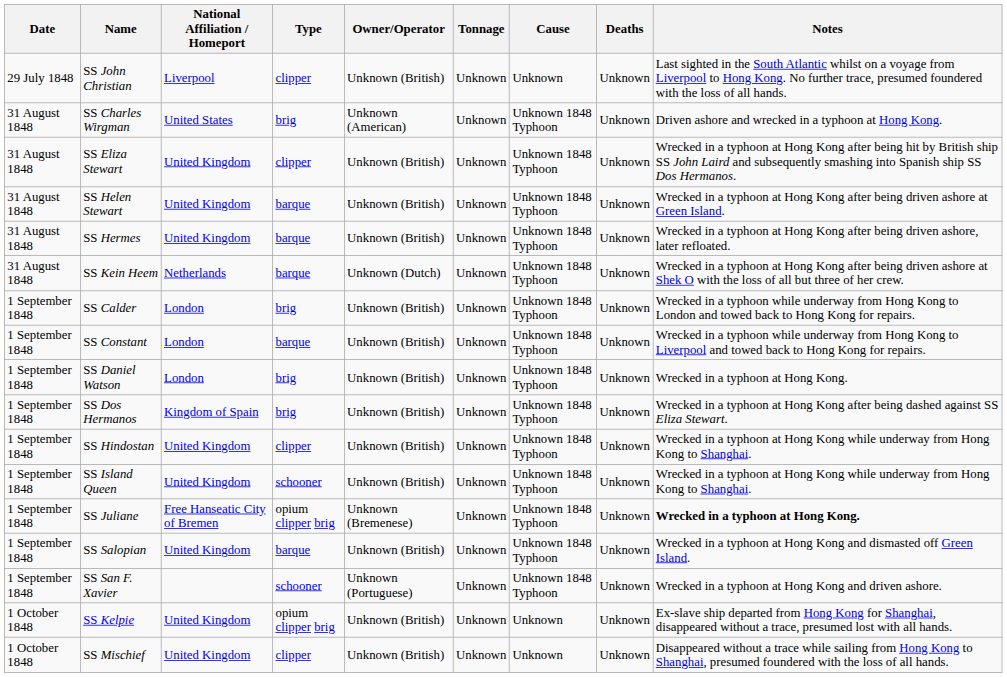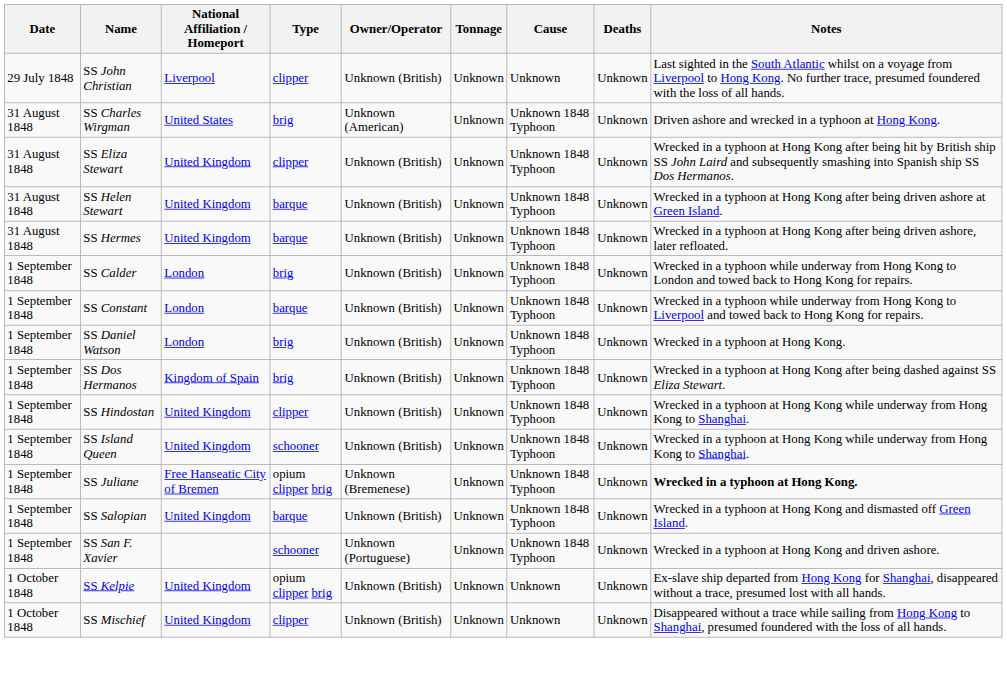- row: (121, 273)
